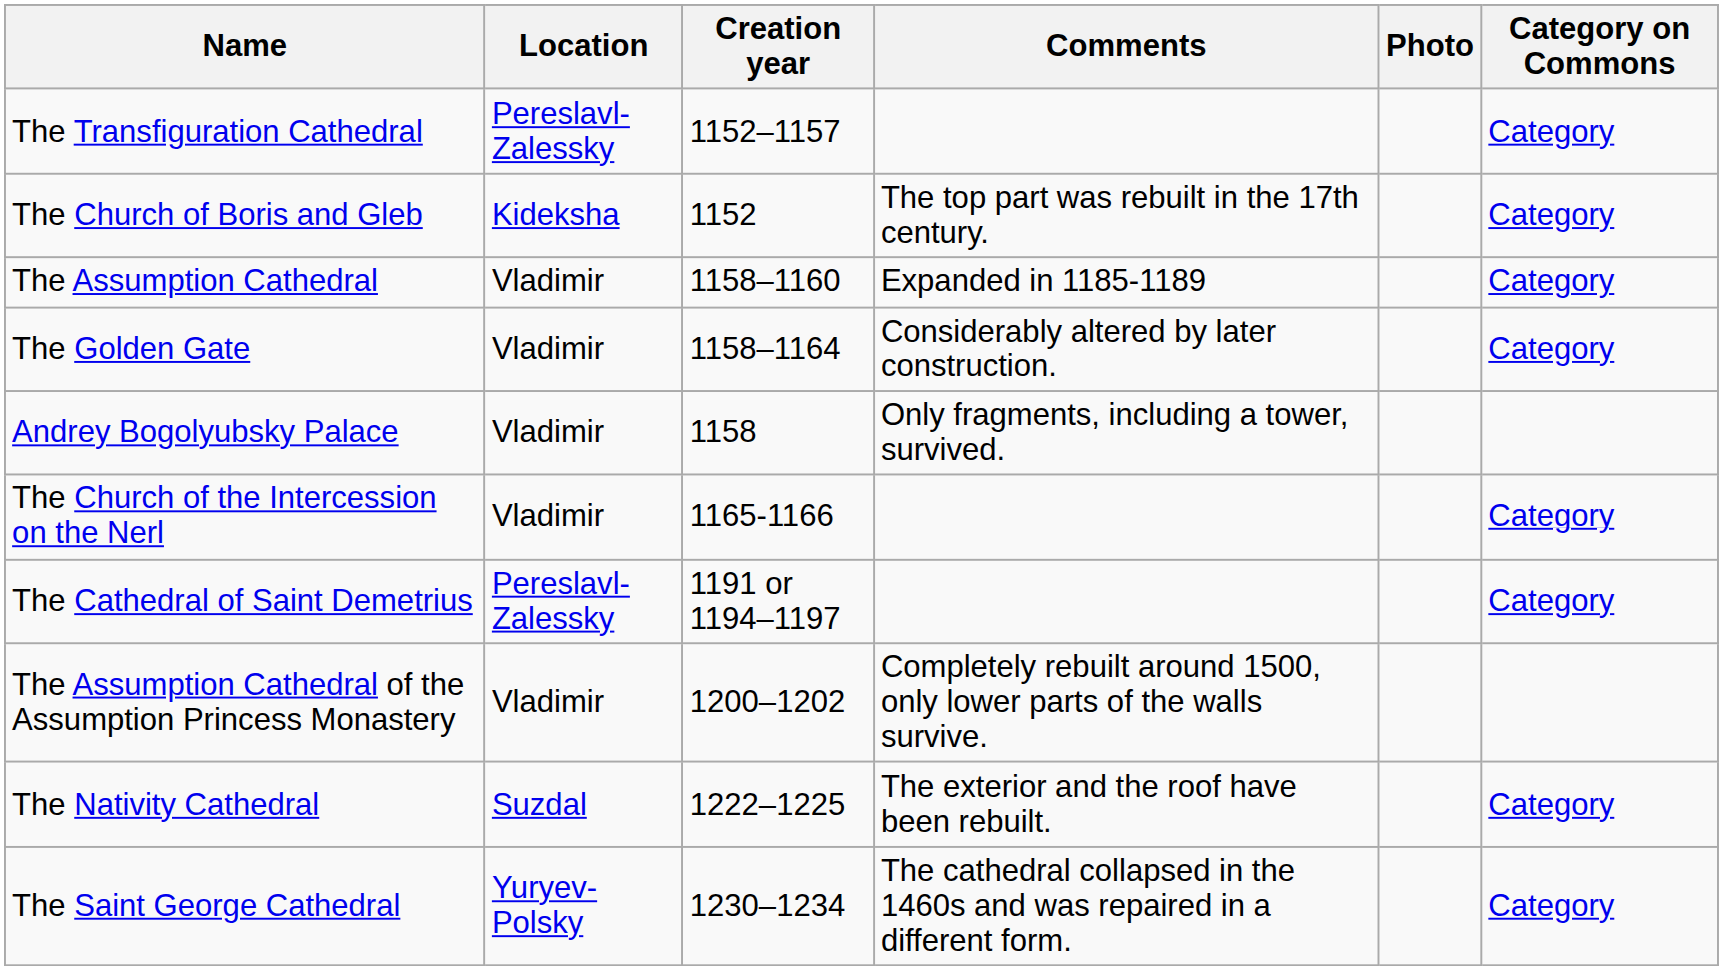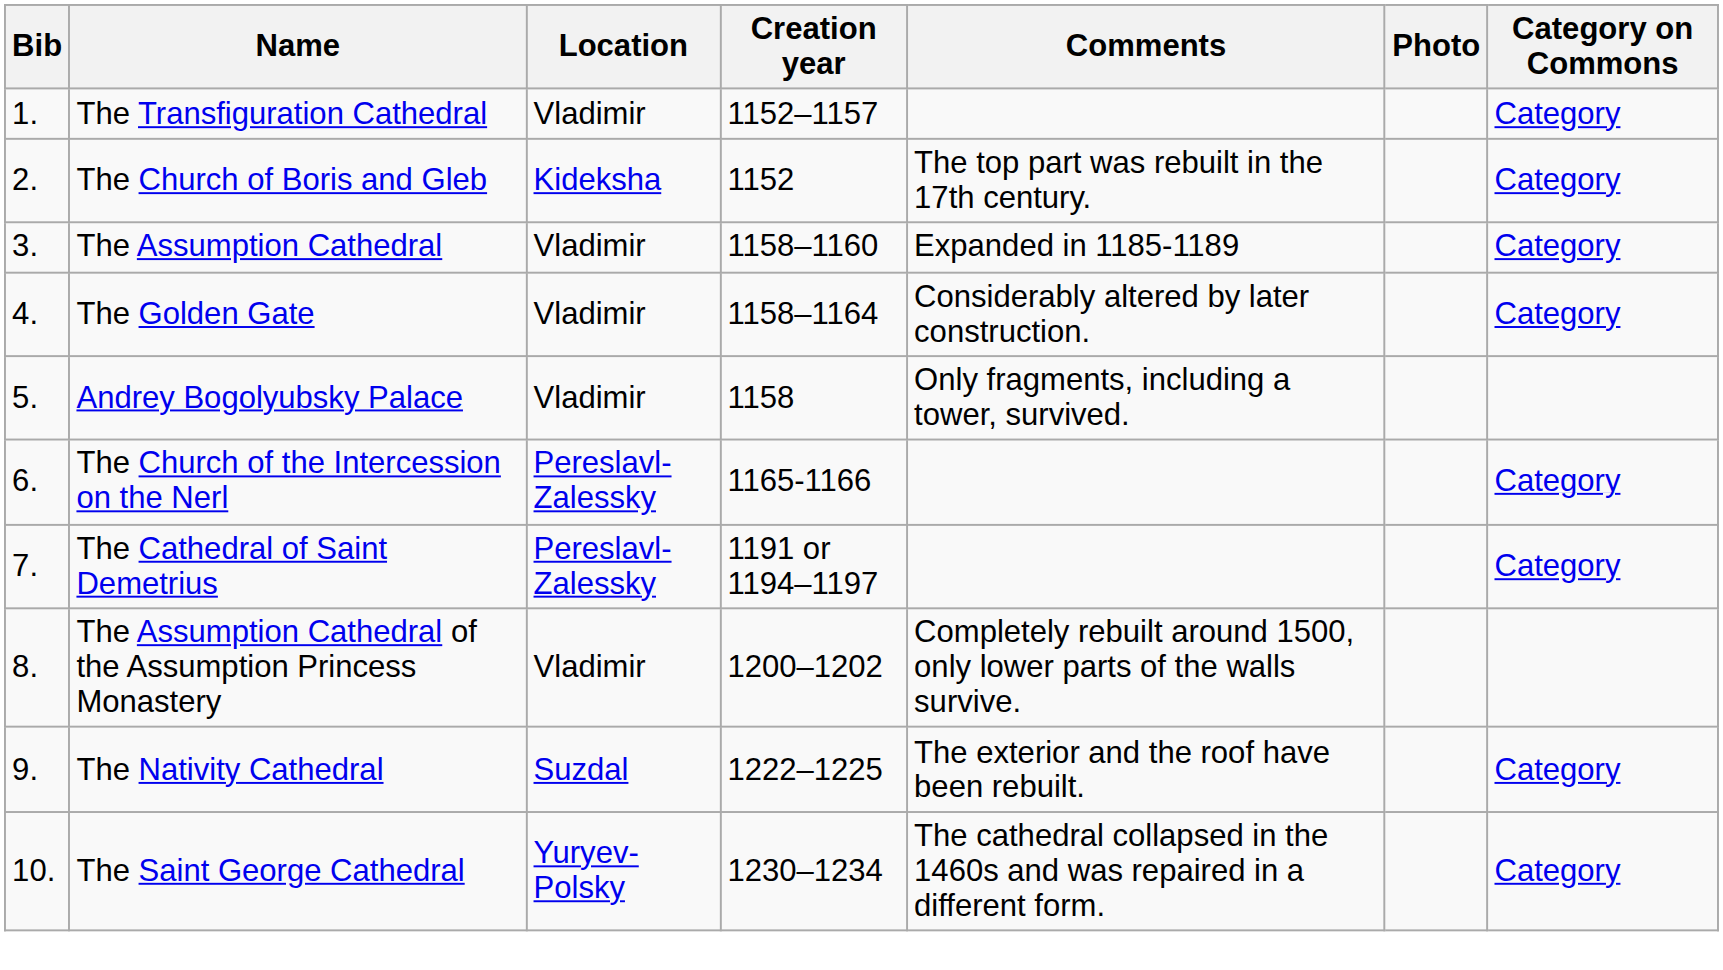+ column: (37, 46)
(561, 130) Pereslavl-Zalessky -> (590, 113) Vladimir
(548, 516) Vladimir -> (603, 481) Pereslavl-Zalessky
